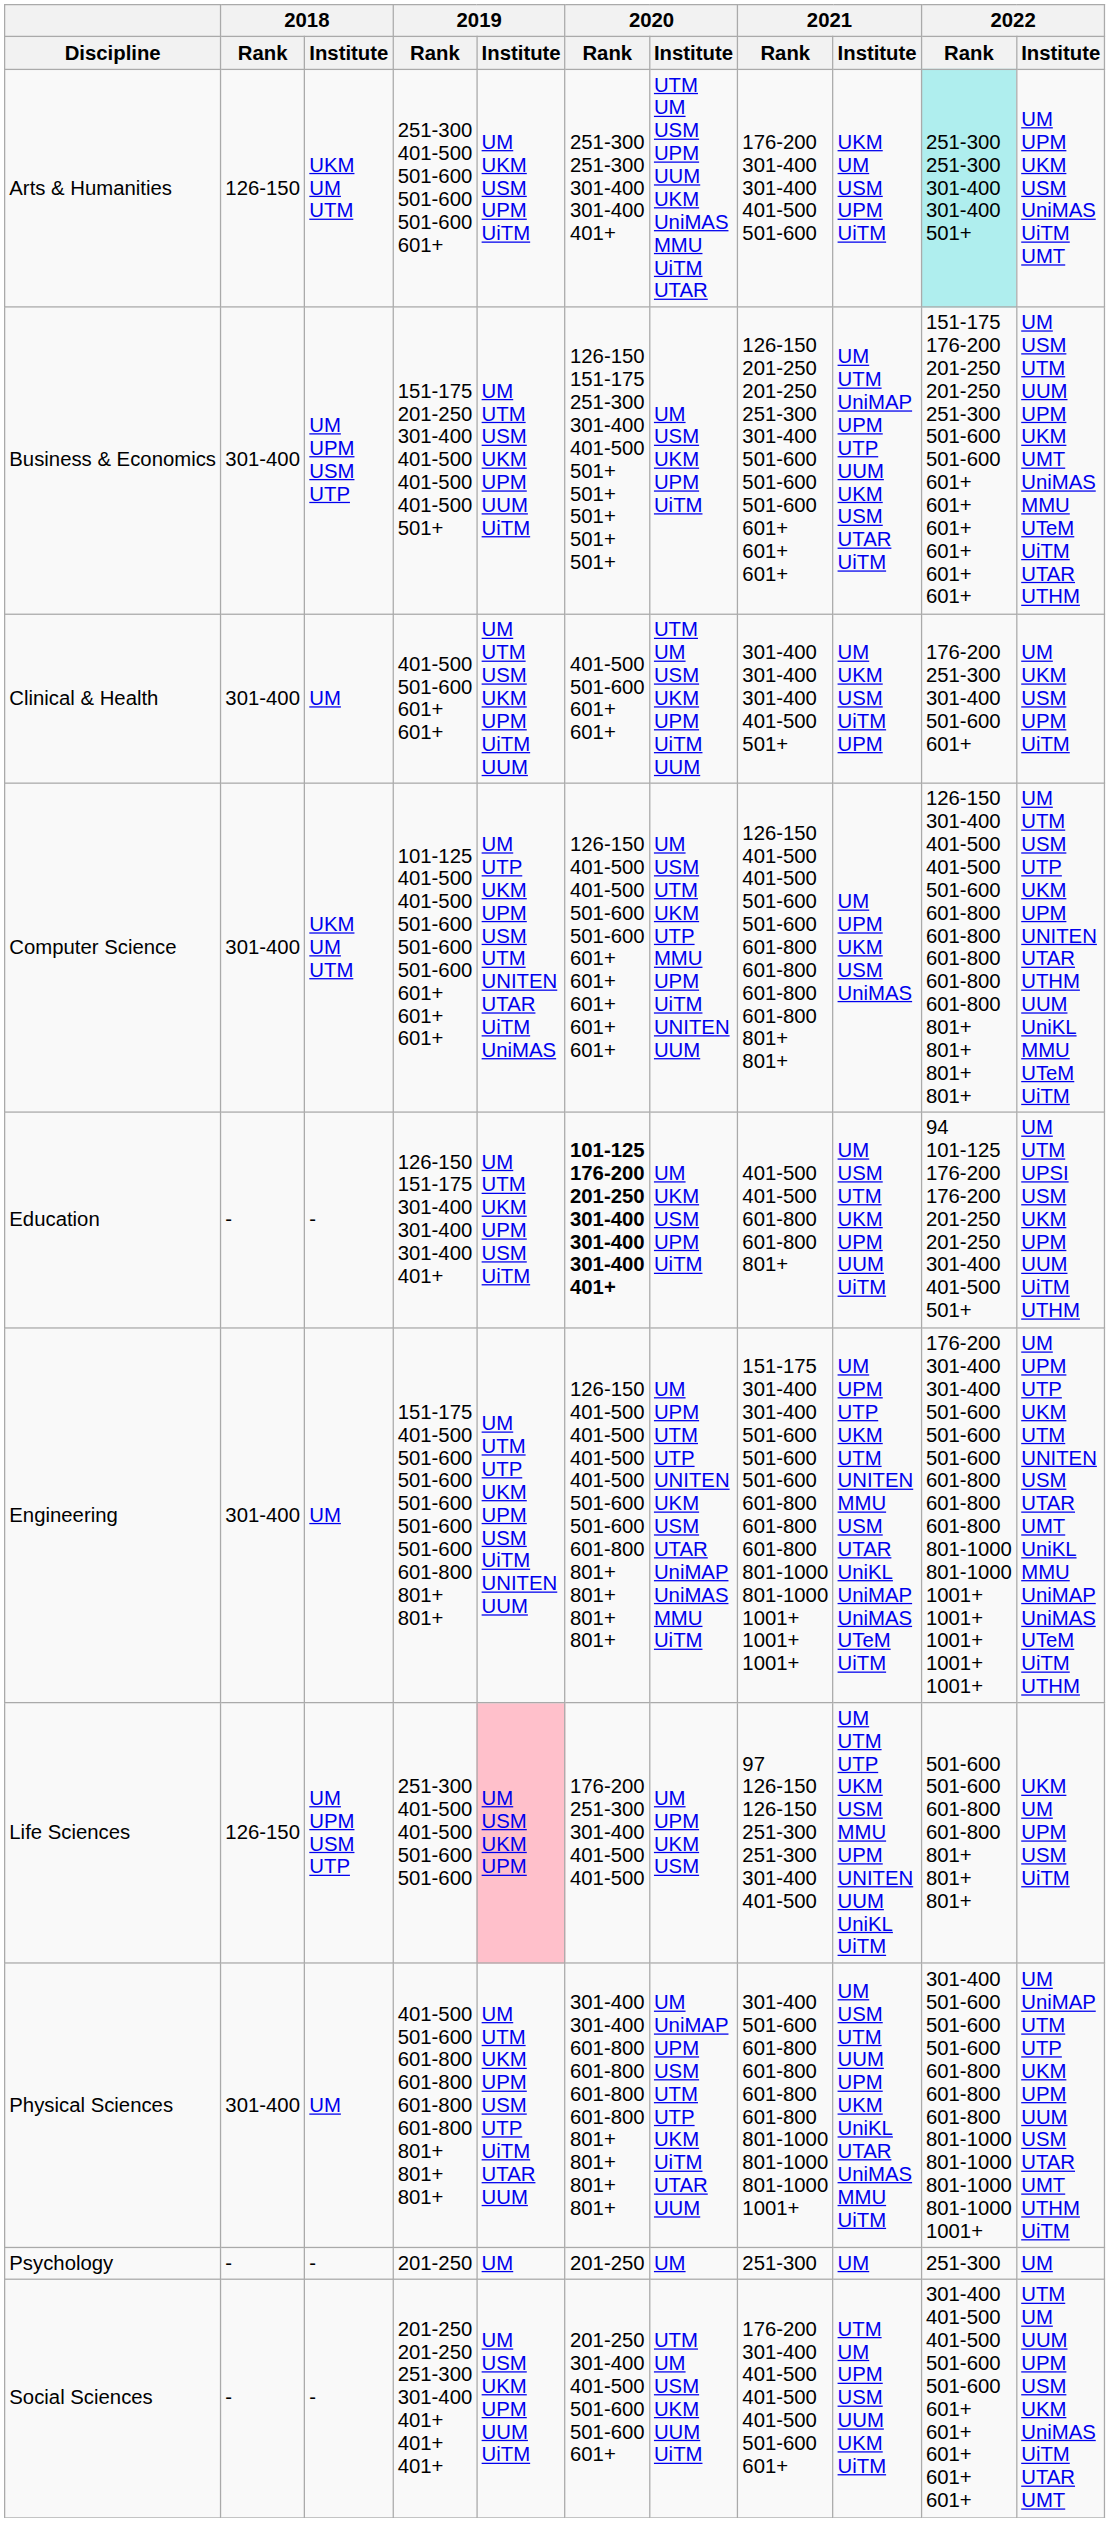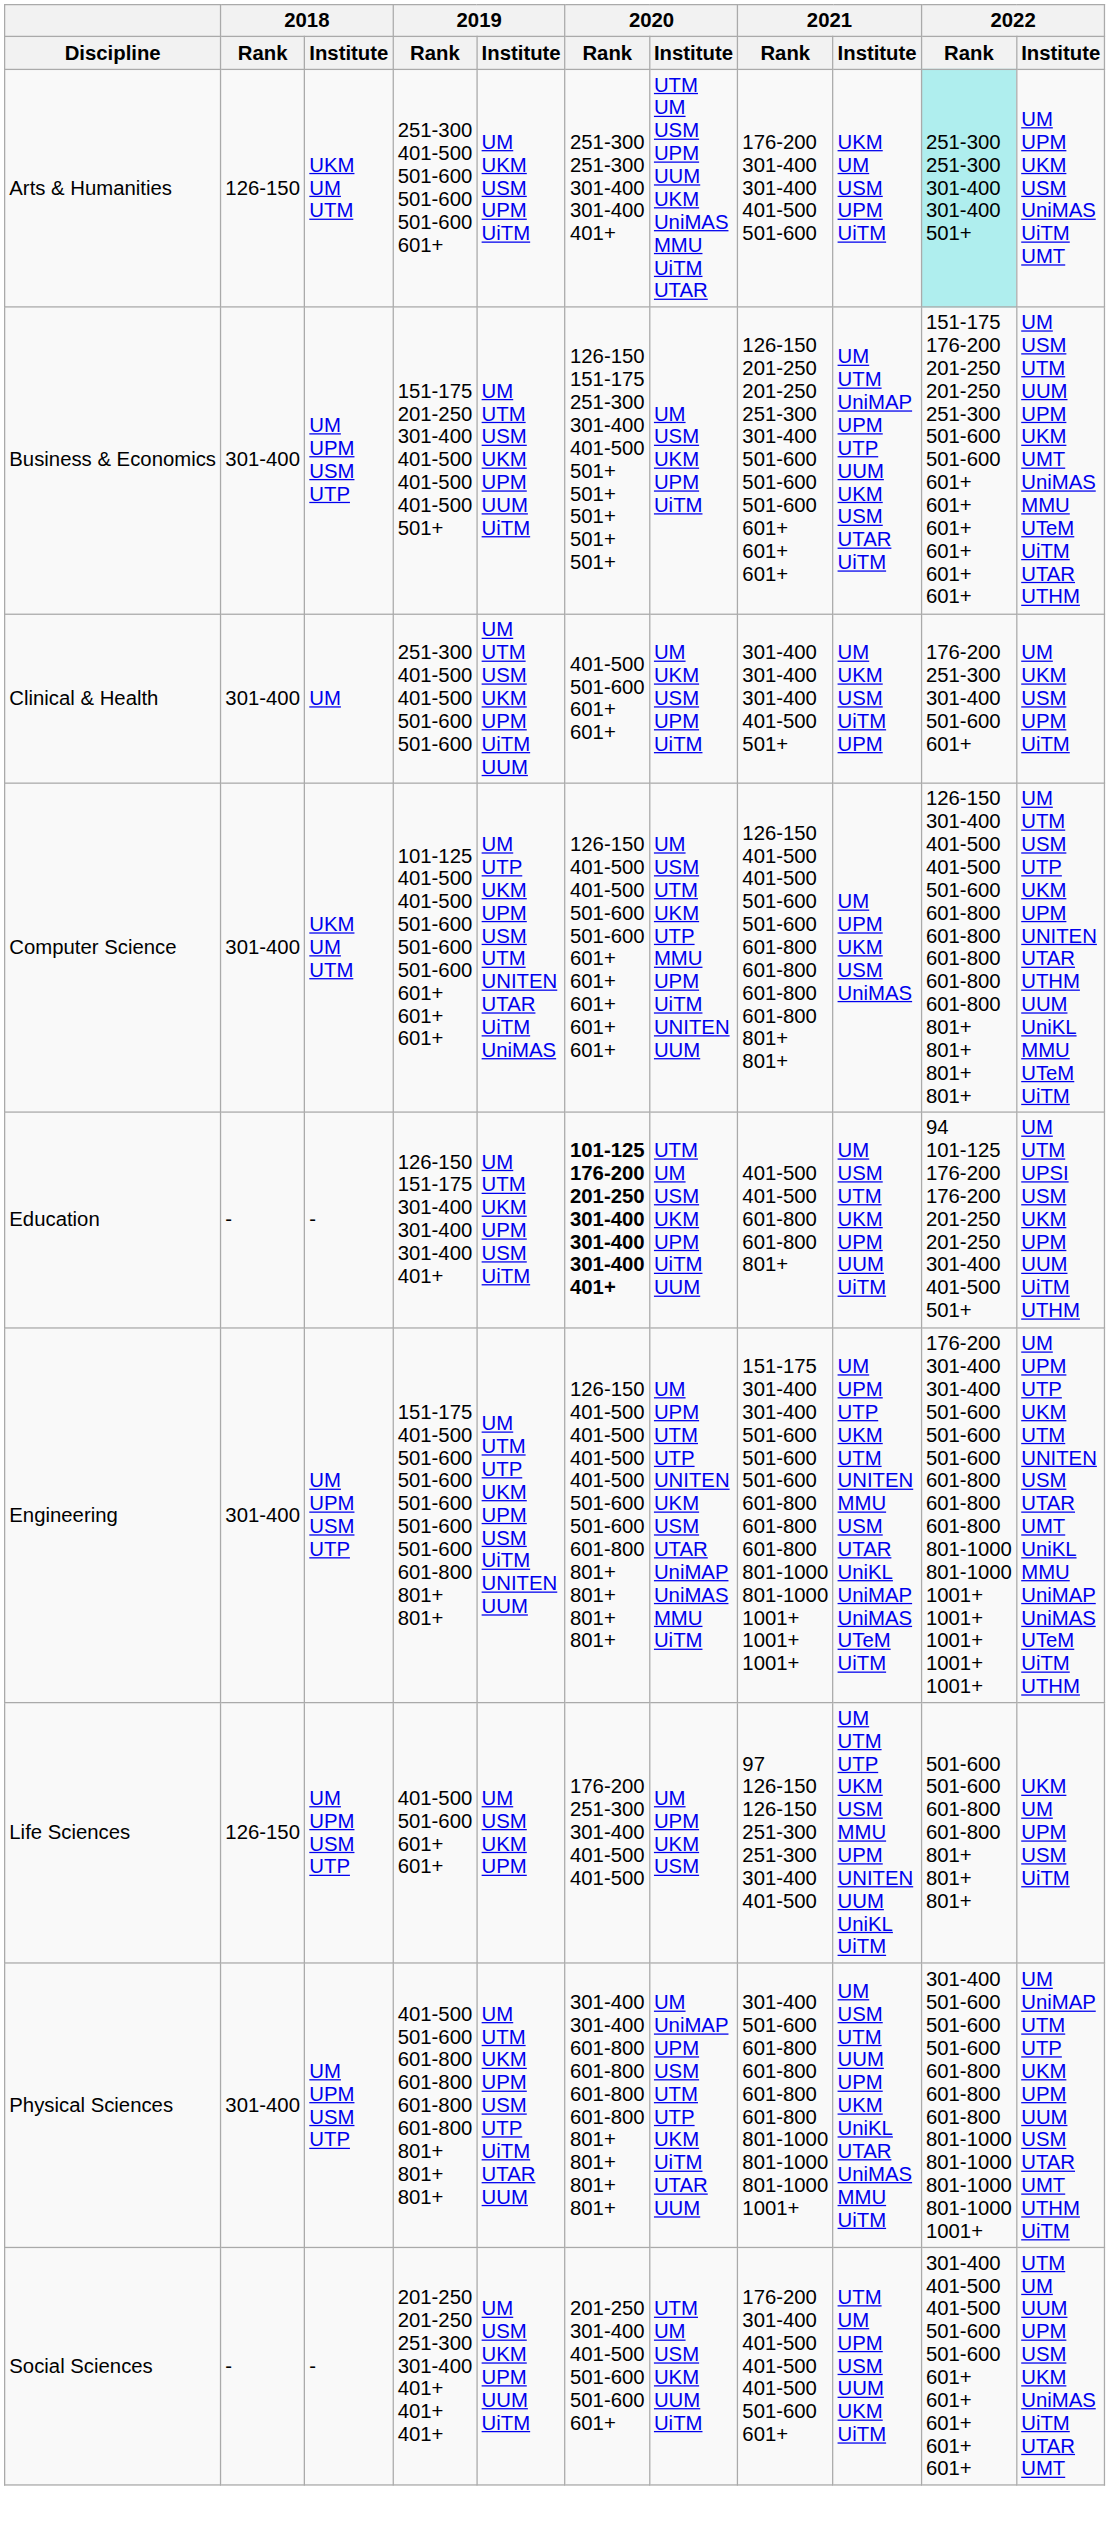(435, 698) 401-500 501-600 601+ 601+ -> (435, 698) 251-300 401-500 401-500 501-600 501-600
(678, 698) UTM UM USM UKM UPM UiTM UUM -> (678, 698) UM UKM USM UPM UiTM
(678, 1219) UM UKM USM UPM UiTM -> (678, 1219) UTM UM USM UKM UPM UiTM UUM
(325, 1514) UM -> (332, 1514) UM UPM USM UTP
(435, 1832) 251-300 401-500 401-500 501-600 501-600 -> (435, 1832) 401-500 501-600 601+ 601+
(504, 1832) pink background -> (504, 1832) no background
(325, 2105) UM -> (332, 2105) UM UPM USM UTP
- row: (61, 2263)
